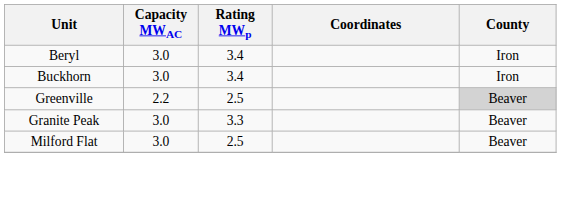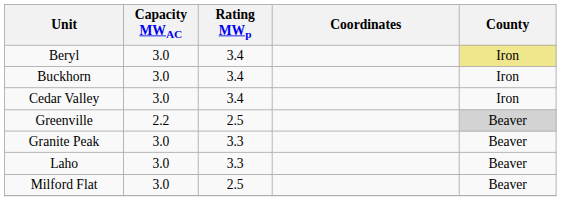(508, 55) no background -> (508, 55) khaki background
+ row: (64, 98)
+ row: (64, 163)
